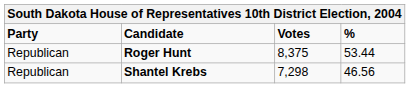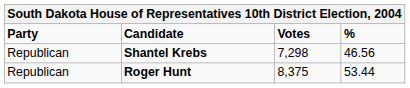rows swapped: (158, 53) <-> (165, 72)
